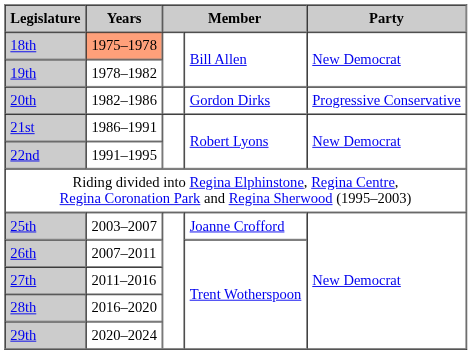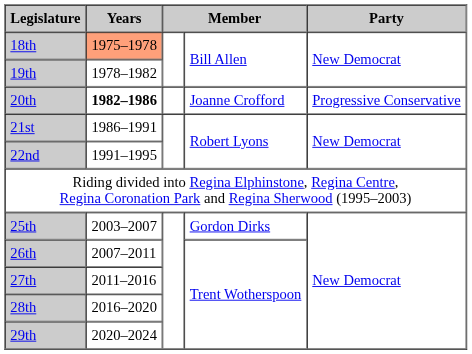(124, 100) normal -> (124, 100) bold
(230, 100) Gordon Dirks -> (237, 100) Joanne Crofford
(237, 226) Joanne Crofford -> (230, 226) Gordon Dirks
